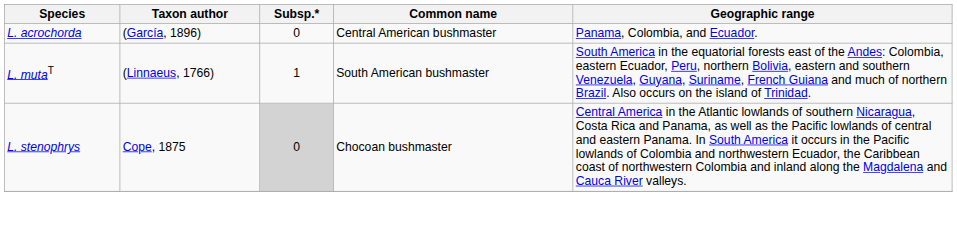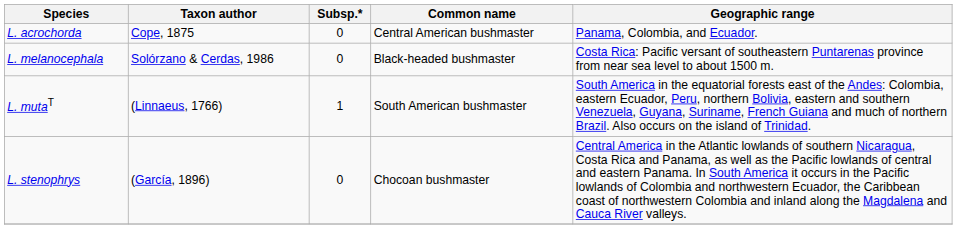(162, 33) (García, 1896) -> (162, 33) Cope, 1875
+ row: (55, 59)
(154, 147) Cope, 1875 -> (170, 180) (García, 1896)
(297, 147) lightgrey background -> (340, 180) no background
